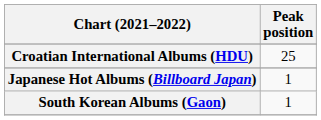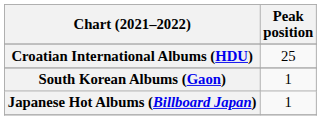rows swapped: (132, 79) <-> (132, 102)
